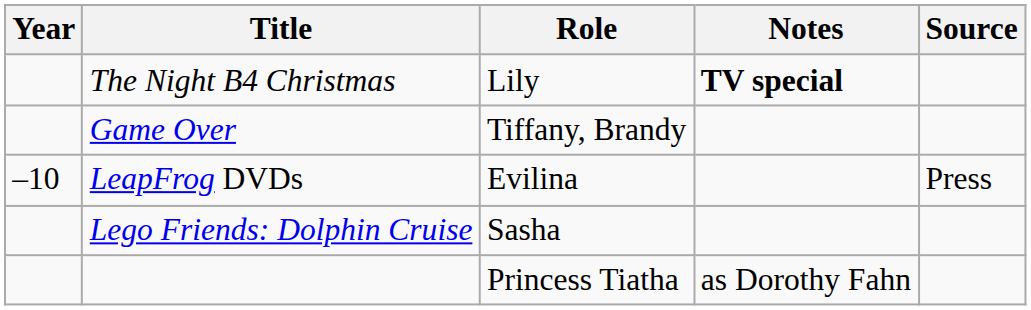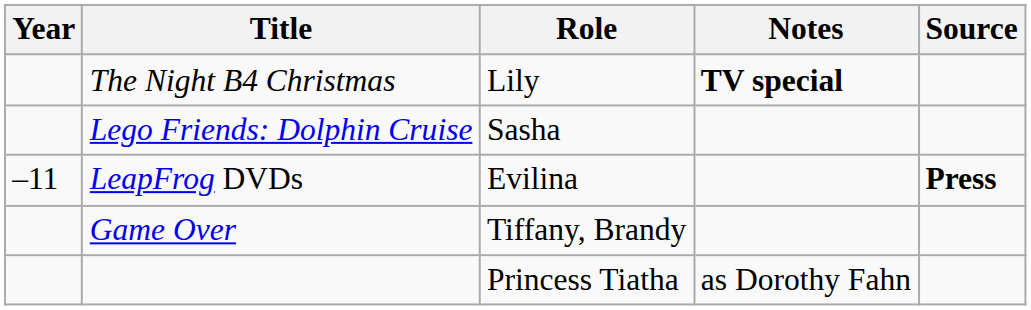rows swapped: (163, 129) <-> (281, 229)
(36, 179) –10 -> (35, 179) –11
(959, 179) normal -> (961, 179) bold
